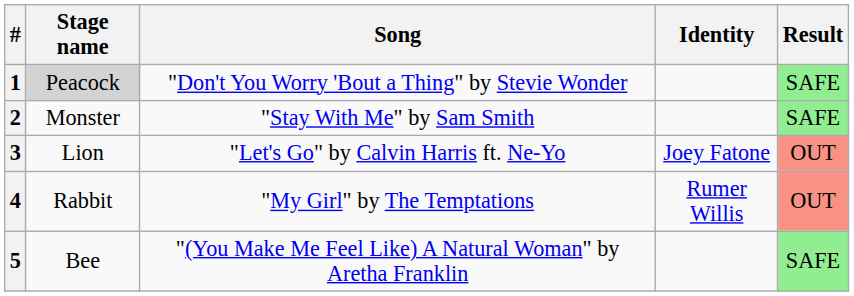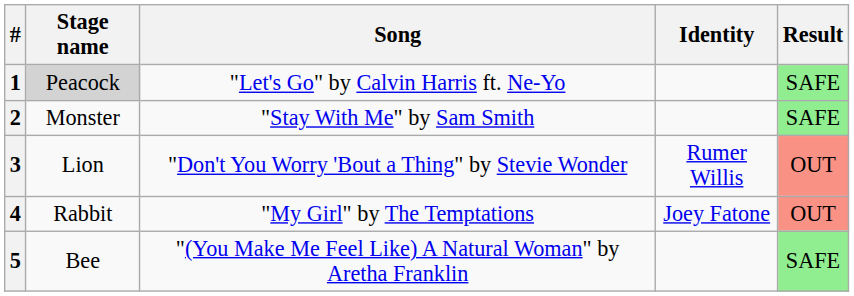(398, 82) "Don't You Worry 'Bout a Thing" by Stevie Wonder -> (398, 82) "Let's Go" by Calvin Harris ft. Ne-Yo
(398, 152) "Let's Go" by Calvin Harris ft. Ne-Yo -> (398, 165) "Don't You Worry 'Bout a Thing" by Stevie Wonder
(717, 152) Joey Fatone -> (717, 165) Rumer Willis
(717, 200) Rumer Willis -> (717, 213) Joey Fatone
